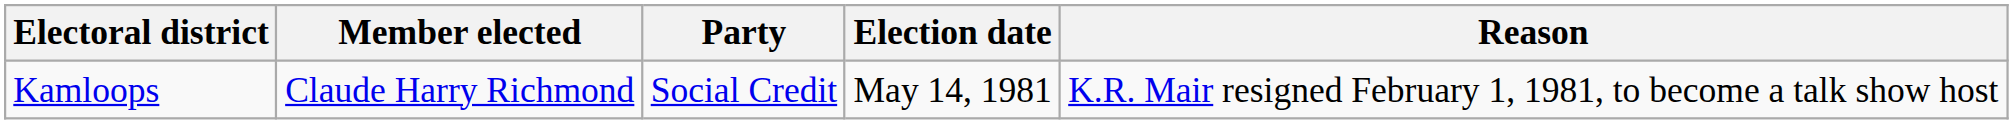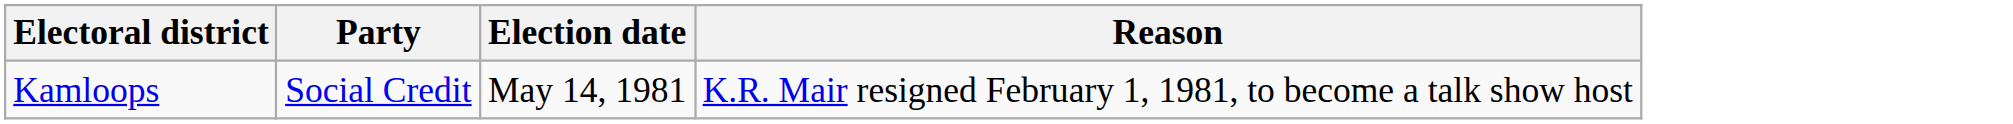- column: (460, 32)
